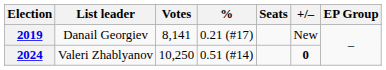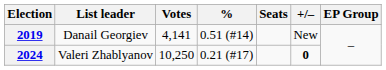(176, 34) 8,141 -> (176, 34) 4,141
(227, 34) 0.21 (#17) -> (227, 34) 0.51 (#14)
(227, 55) 0.51 (#14) -> (227, 55) 0.21 (#17)
